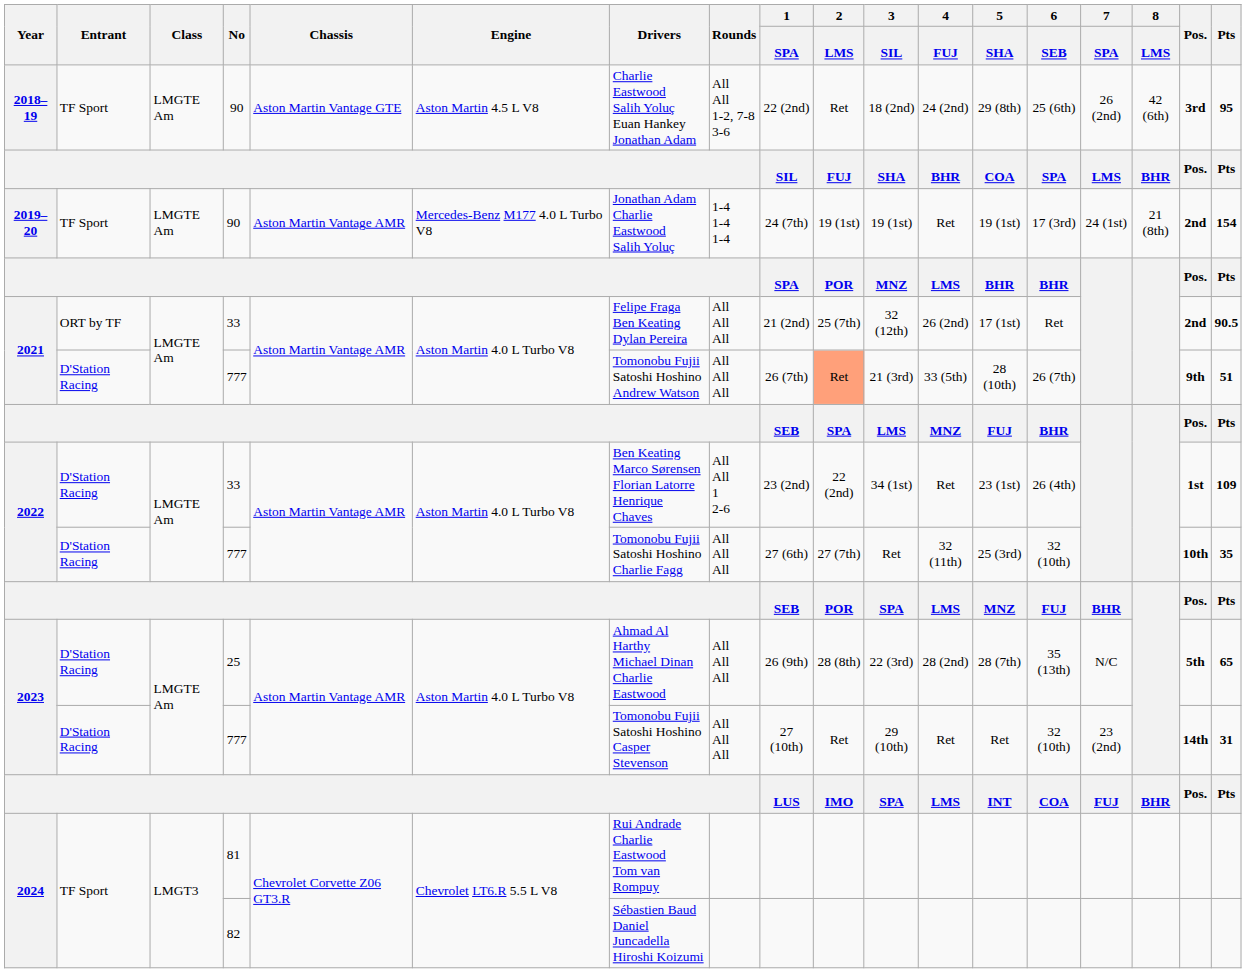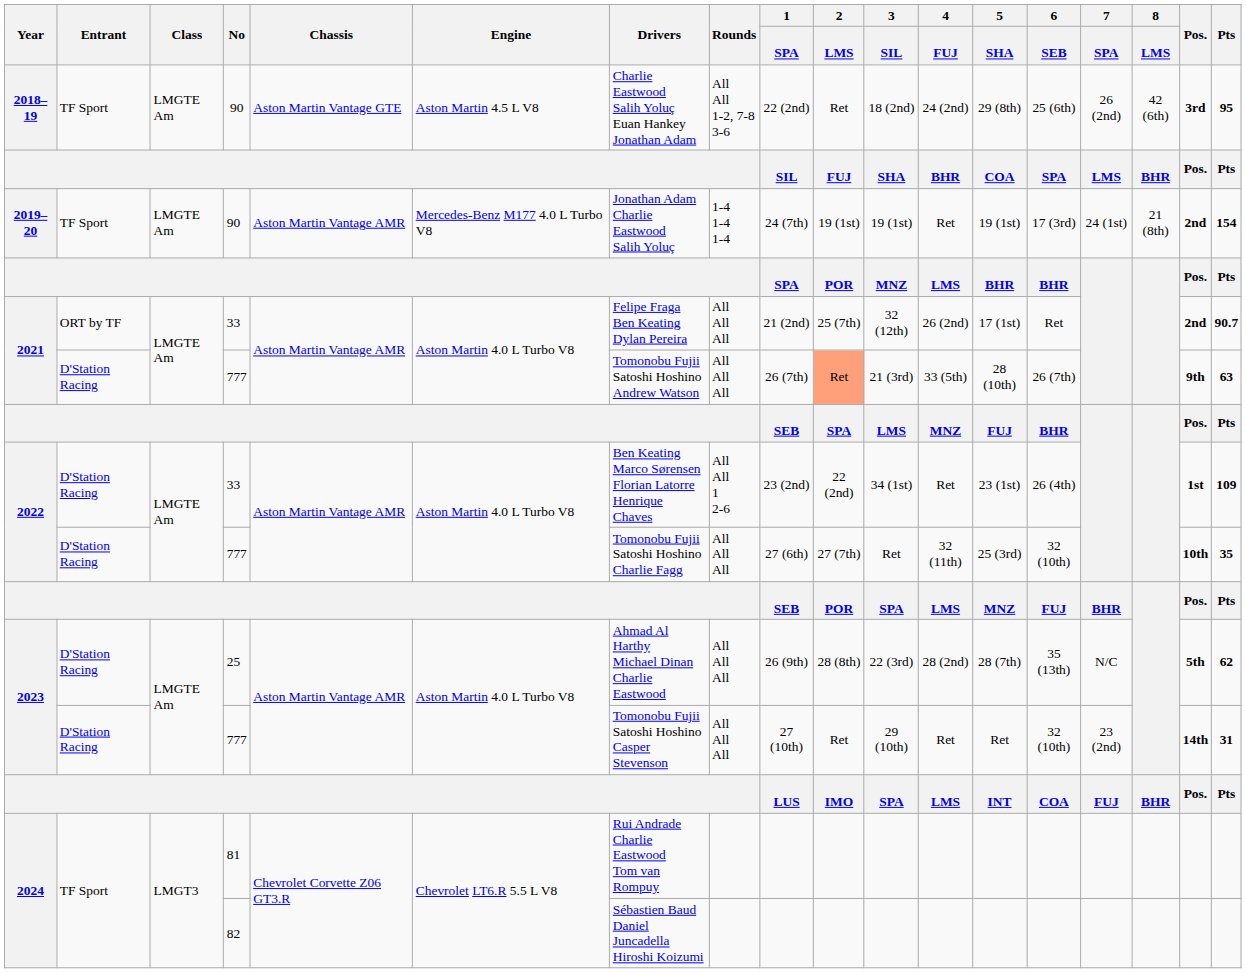(1226, 322) 90.5 -> (1226, 322) 90.7
(1226, 376) 51 -> (1226, 376) 63
(1226, 661) 65 -> (1226, 661) 62
